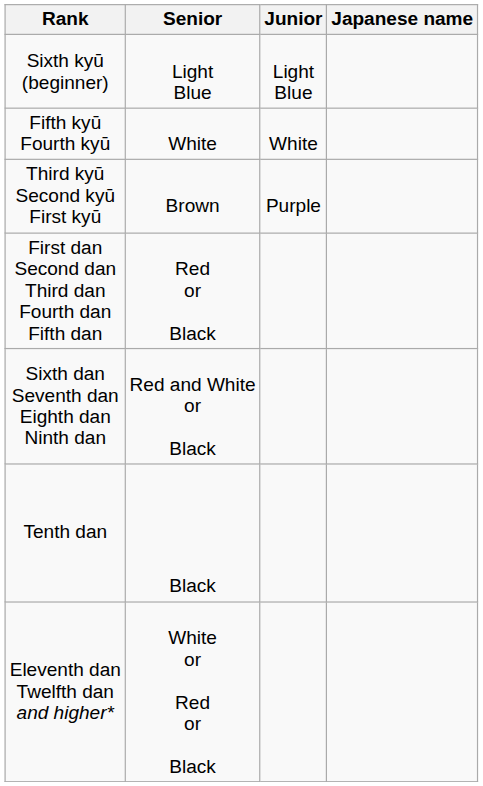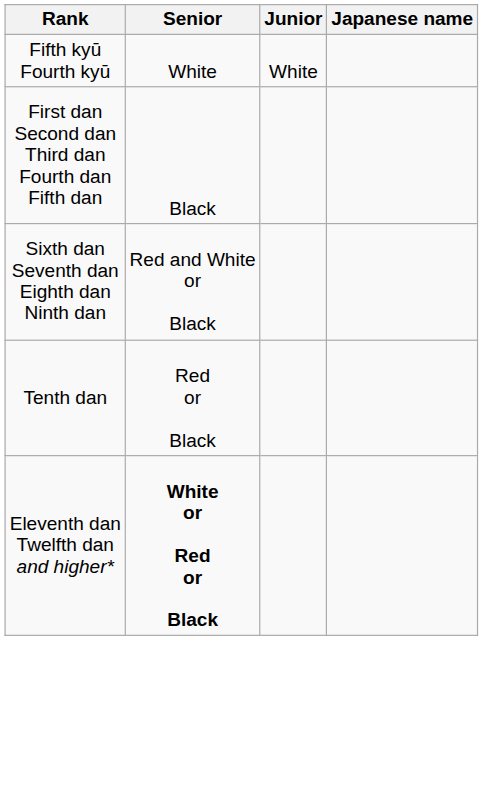- row: (65, 71)
- row: (65, 195)
(193, 301) Red or Black -> (193, 208) Black
(193, 586) Black -> (193, 408) Red or Black
(193, 702) normal -> (193, 556) bold
